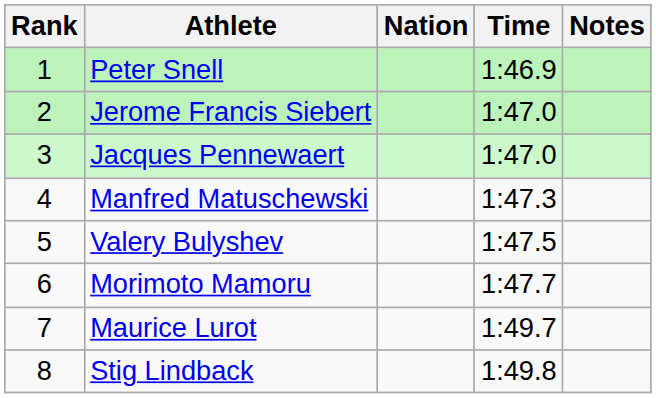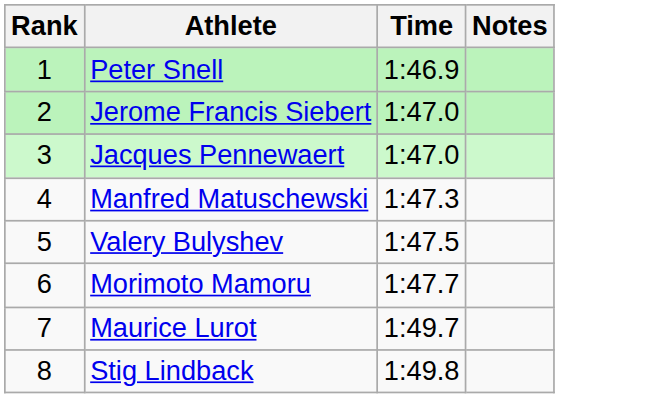- column: (426, 26)
